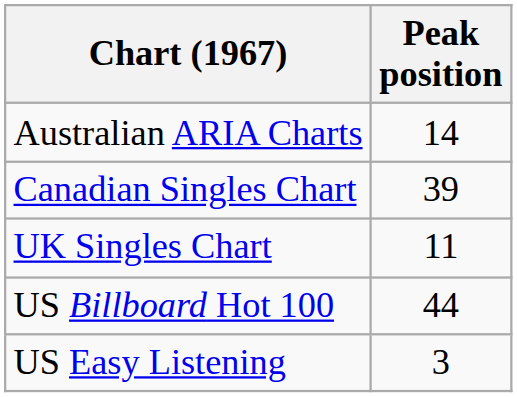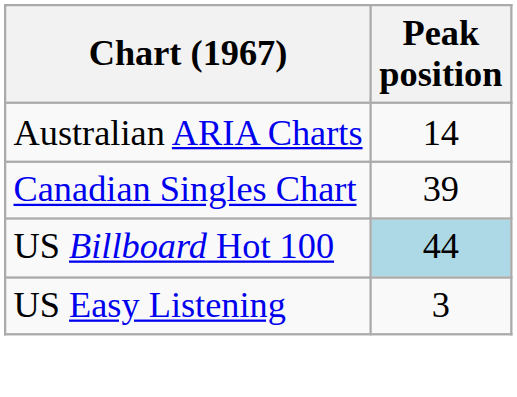- row: (143, 246)
(441, 304) no background -> (441, 246) lightblue background
